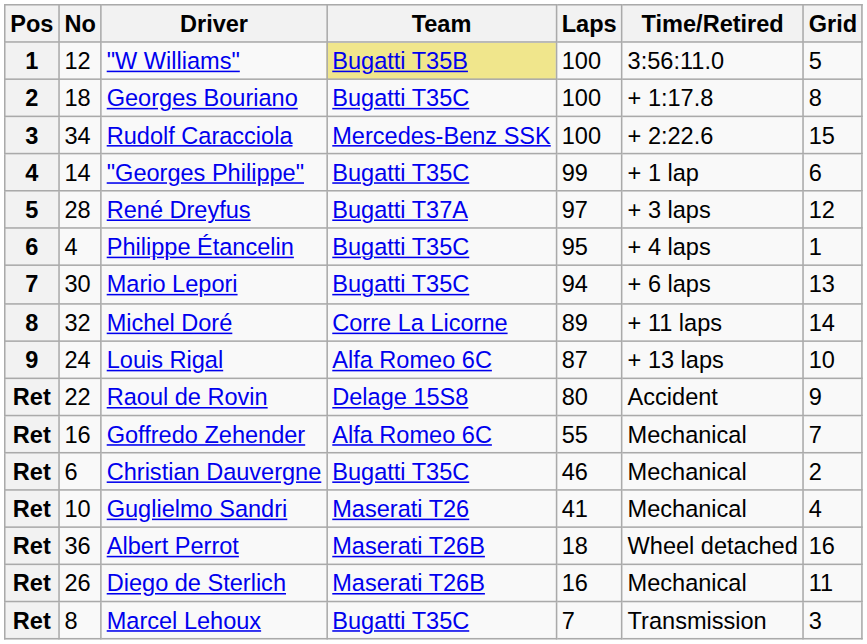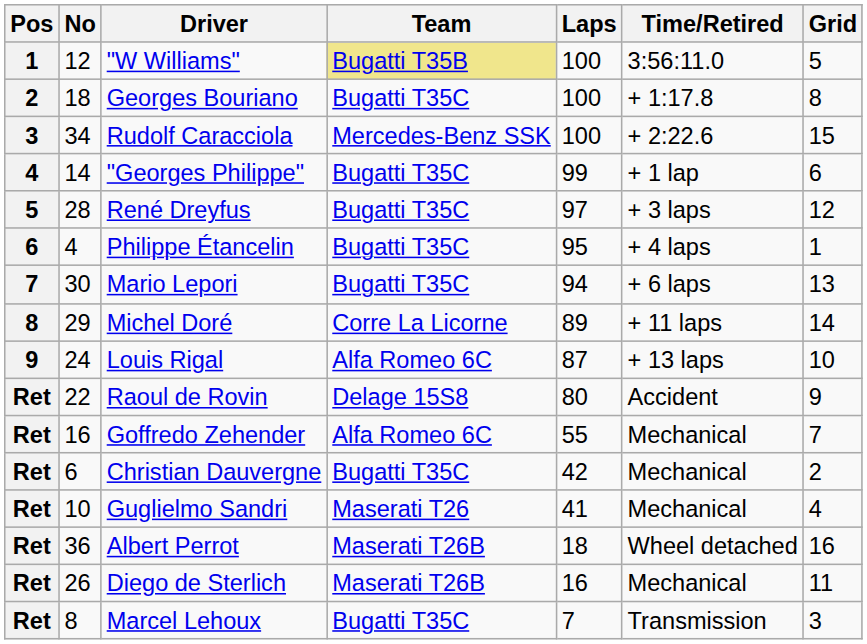(400, 210) Bugatti T37A -> (401, 210) Bugatti T35C
(77, 322) 32 -> (77, 322) 29
(575, 471) 46 -> (575, 471) 42
